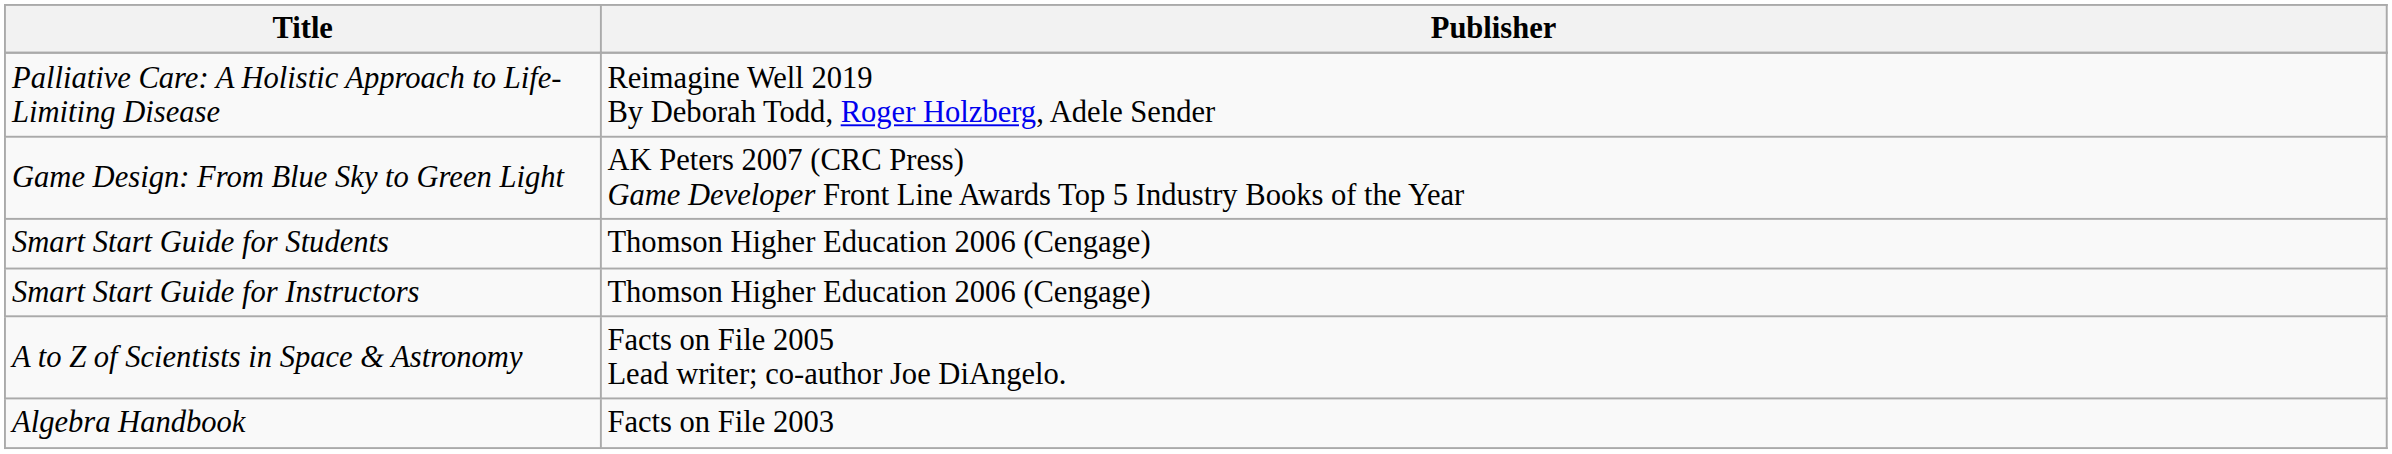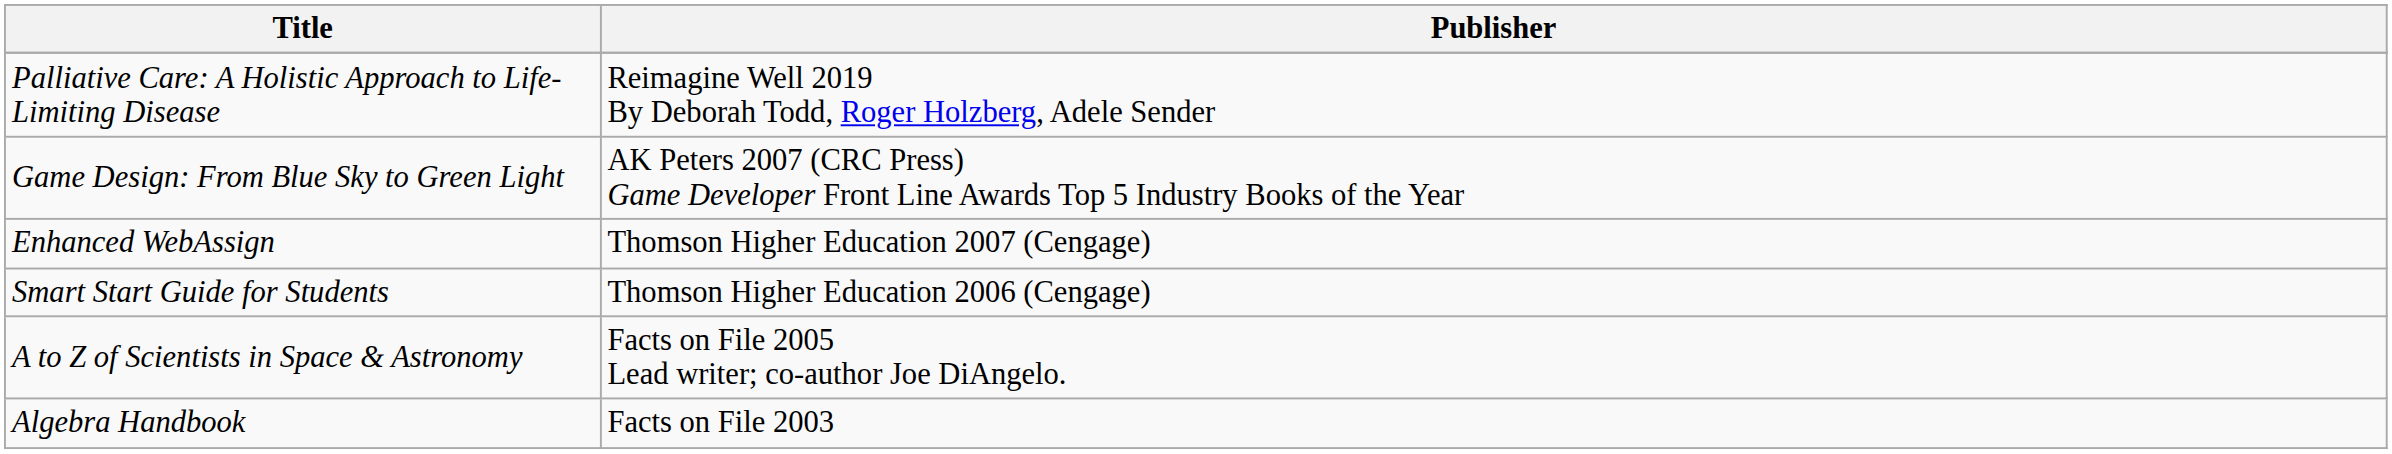+ row: (143, 242)
- row: (216, 291)
